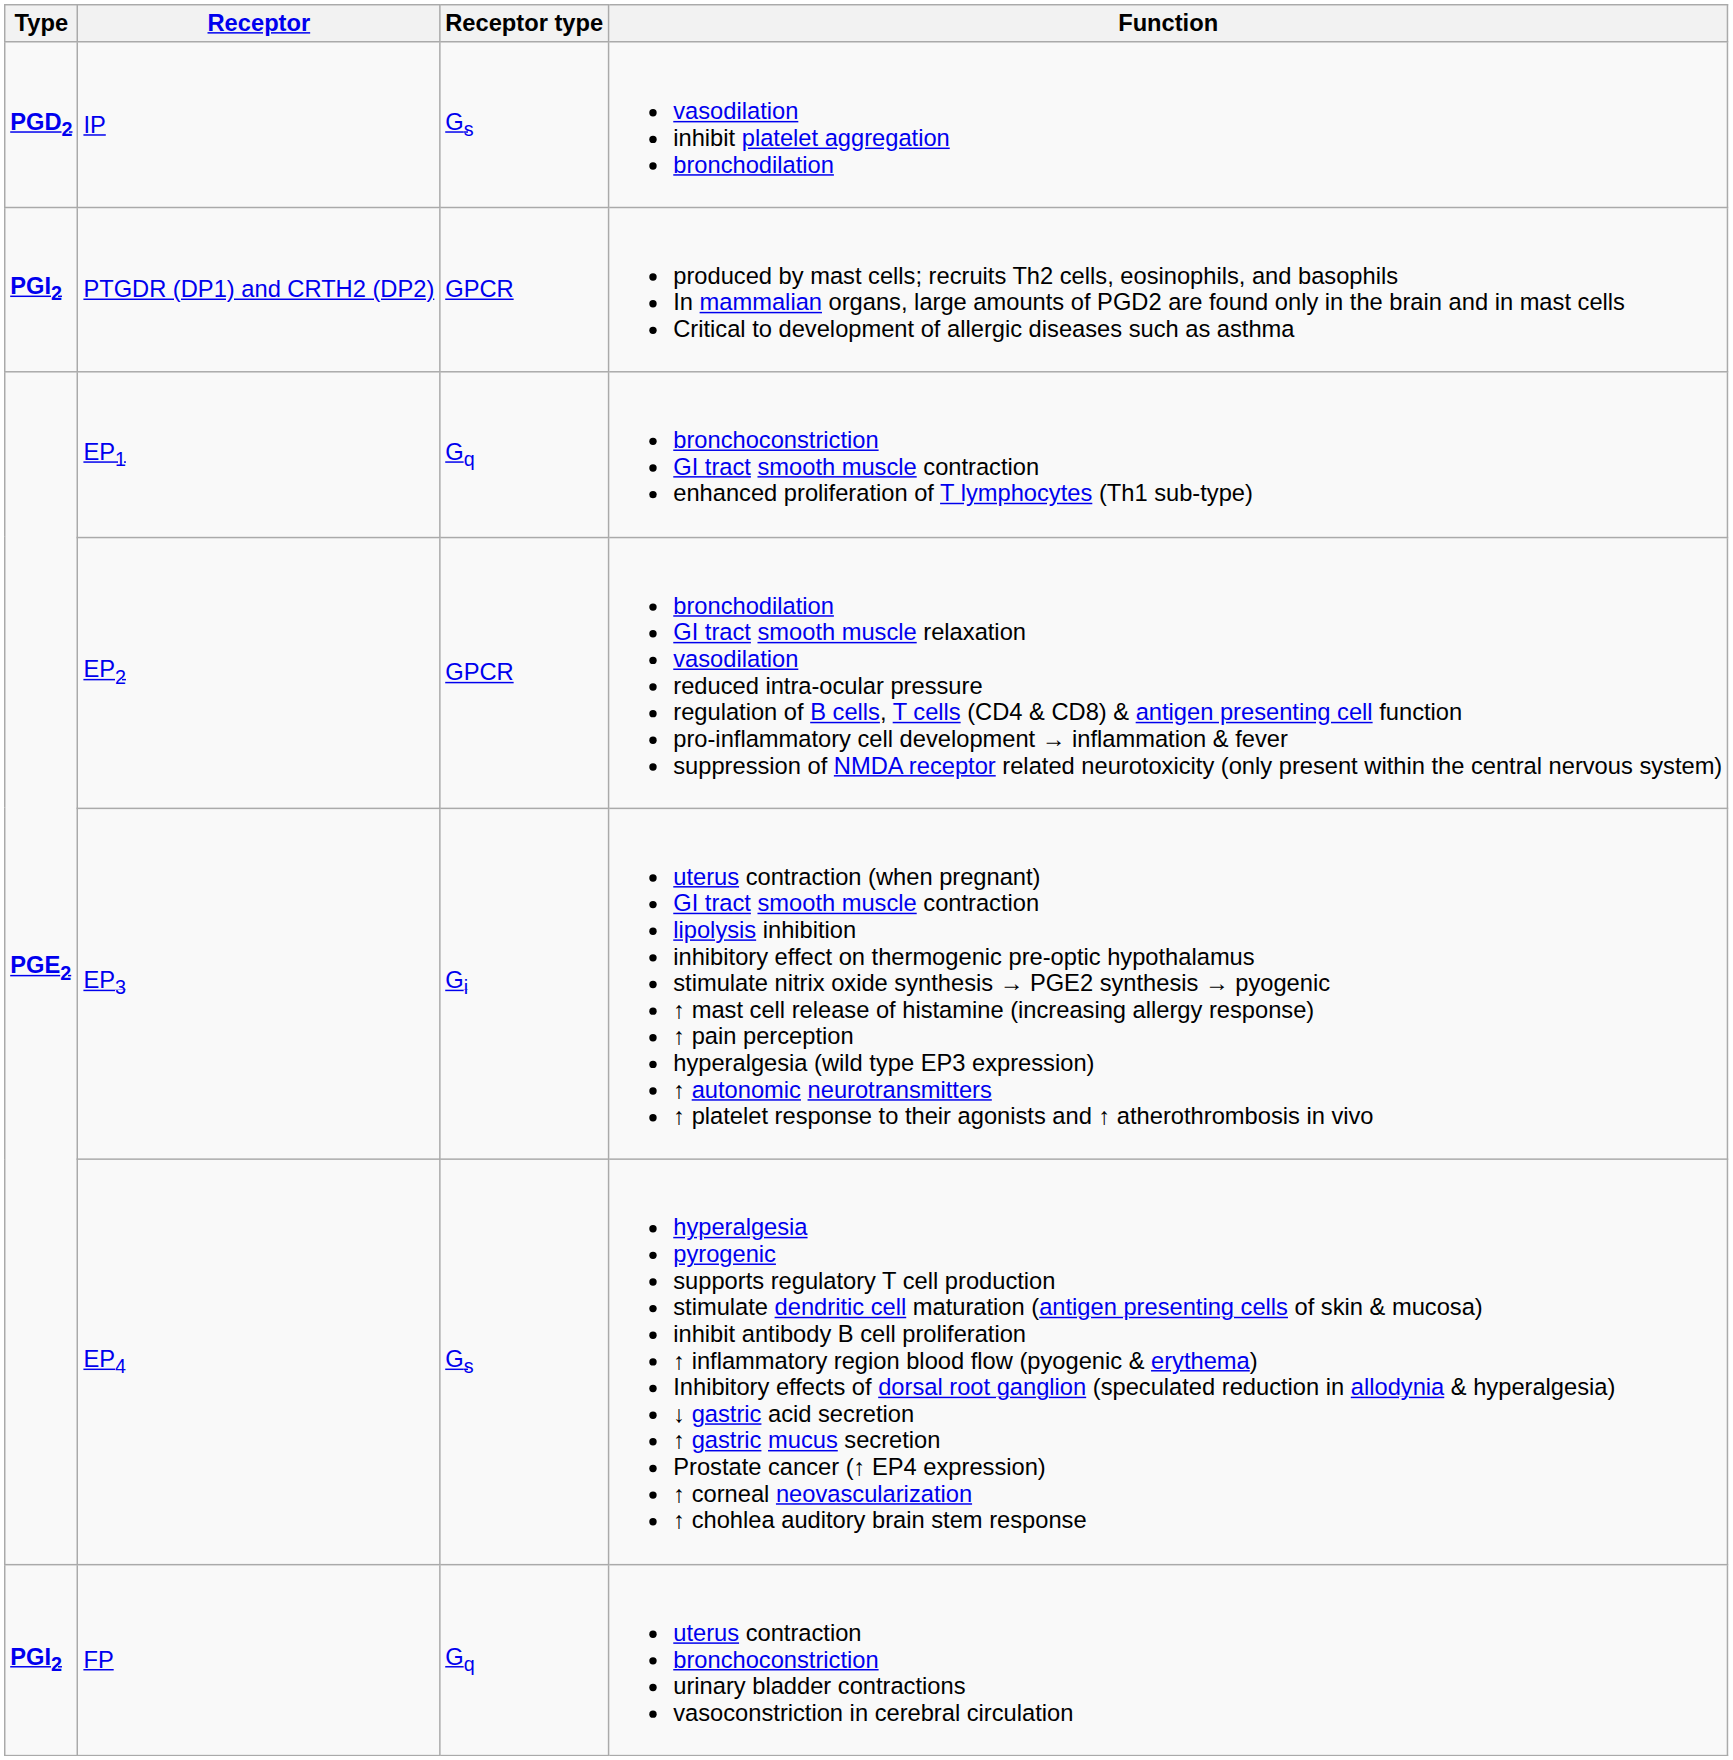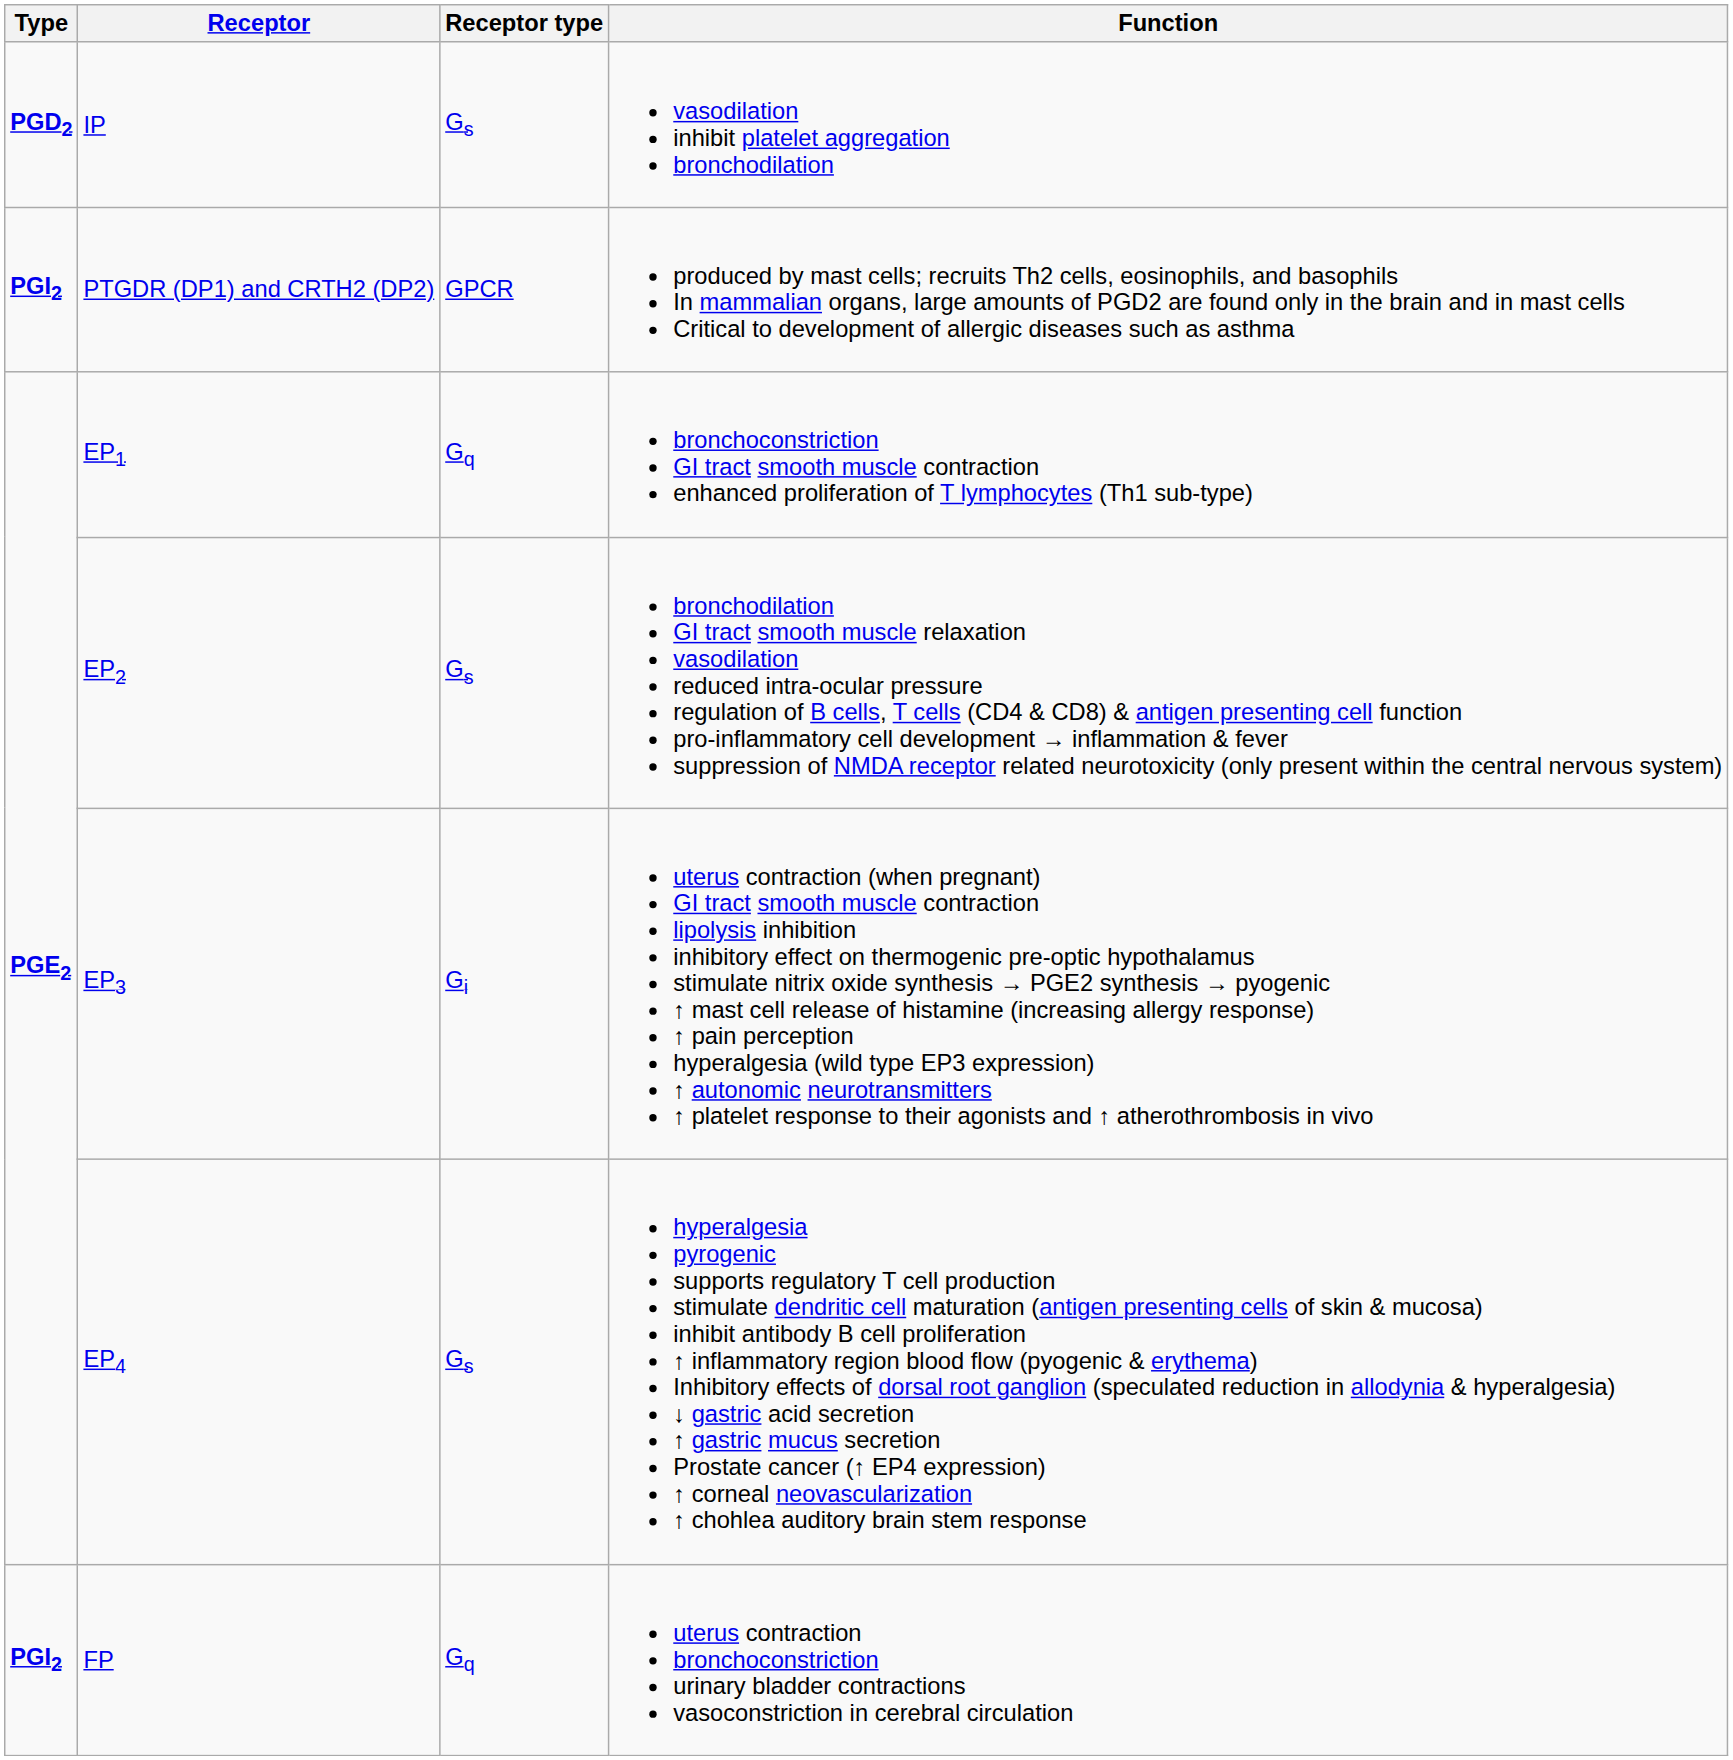(479, 672) GPCR -> (459, 672) Gs
